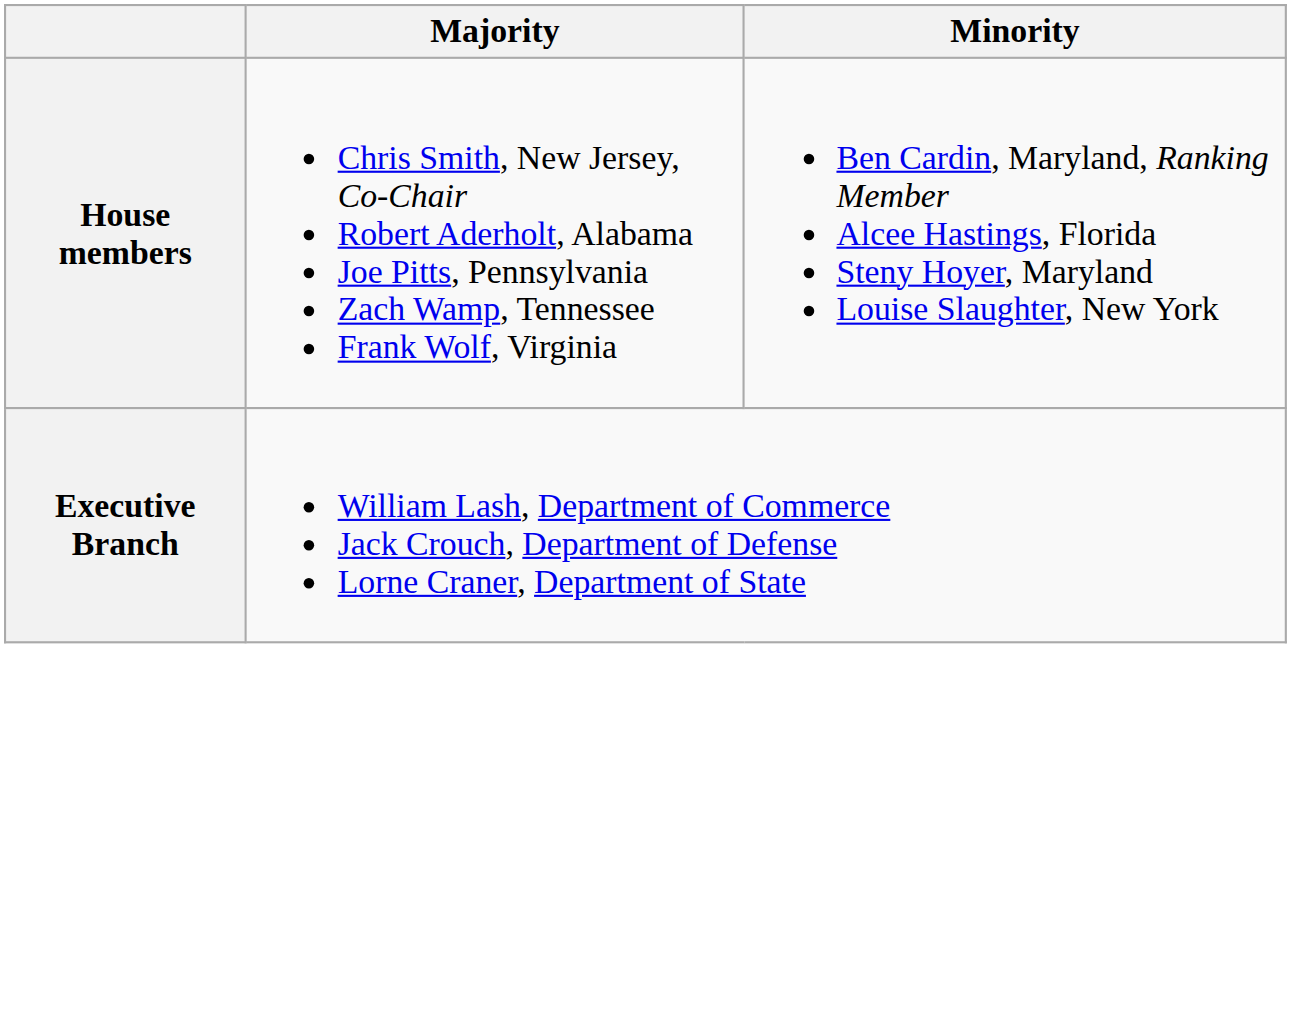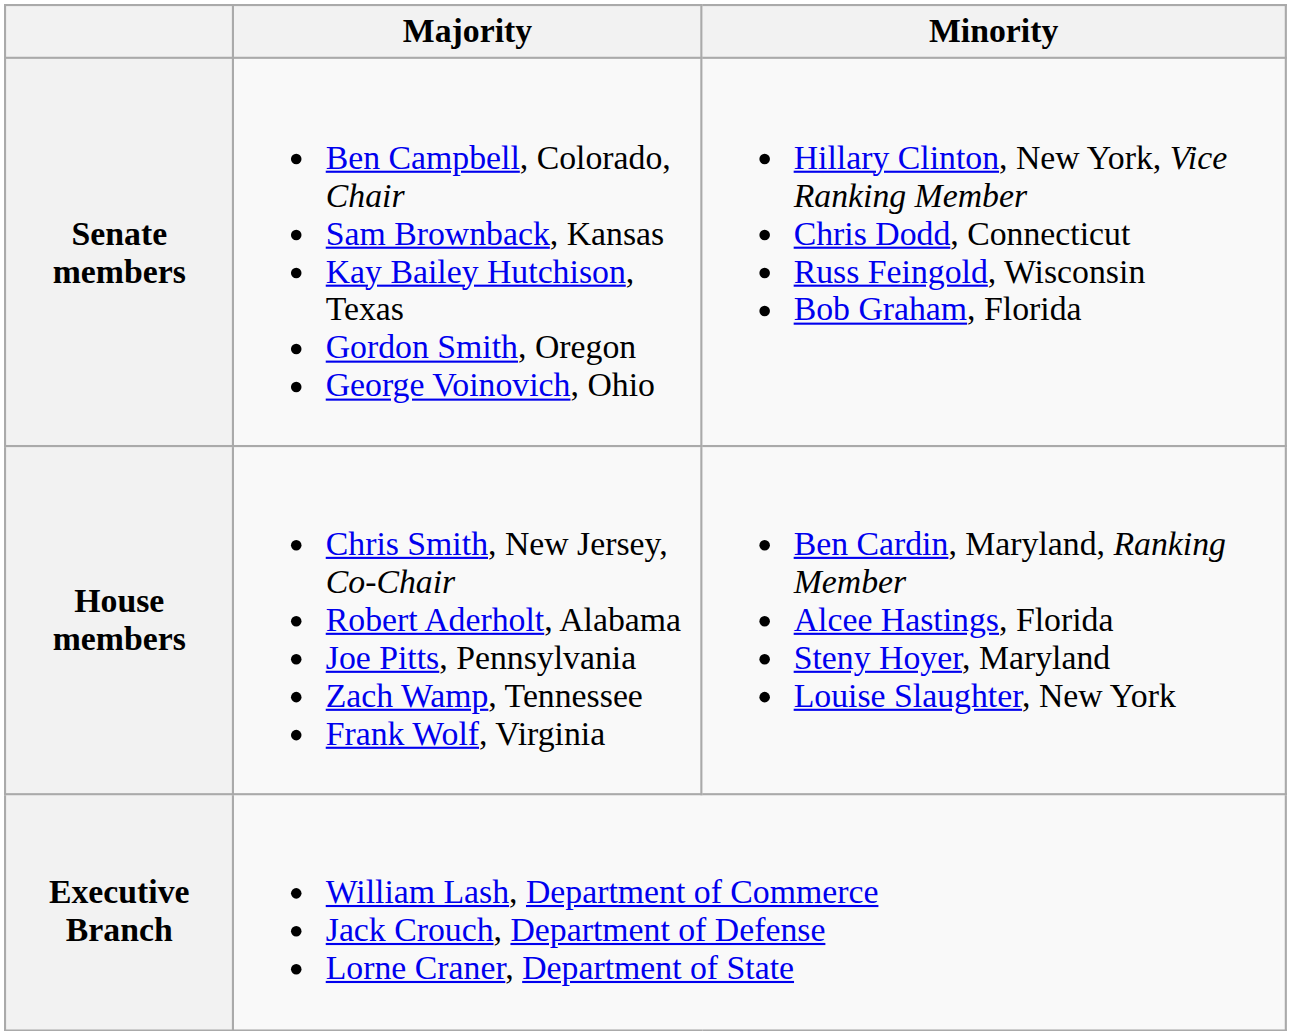+ row: (119, 251)
